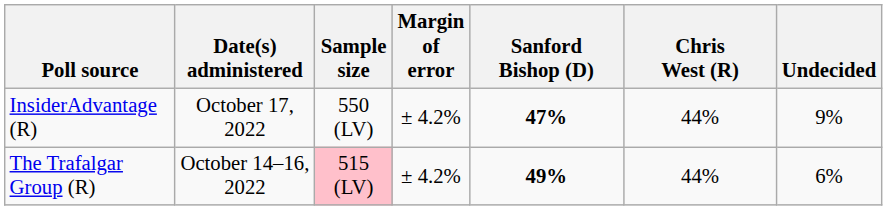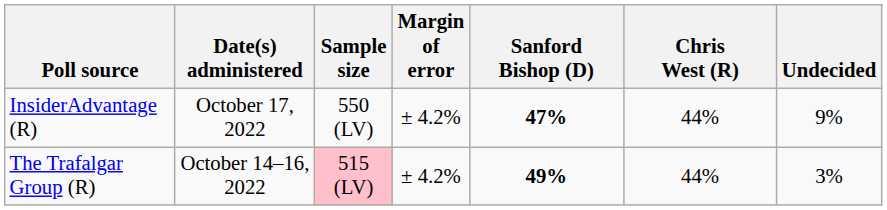(829, 176) 6% -> (829, 176) 3%
